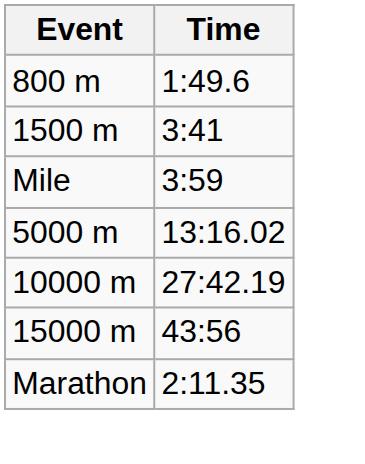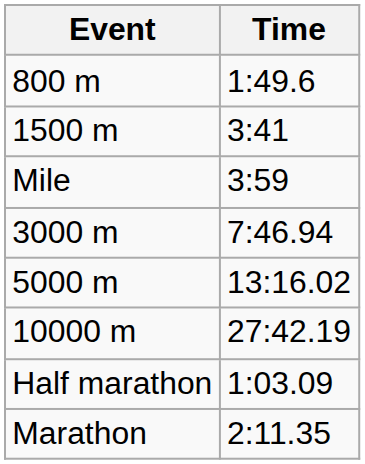+ row: (65, 231)
- row: (74, 332)
+ row: (112, 383)
